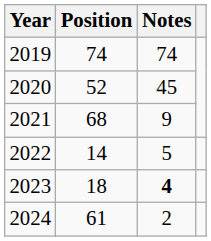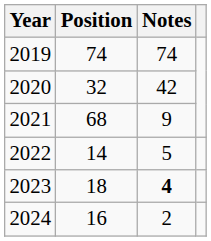(96, 86) 52 -> (96, 86) 32
(167, 86) 45 -> (167, 86) 42
(96, 218) 61 -> (96, 218) 16
